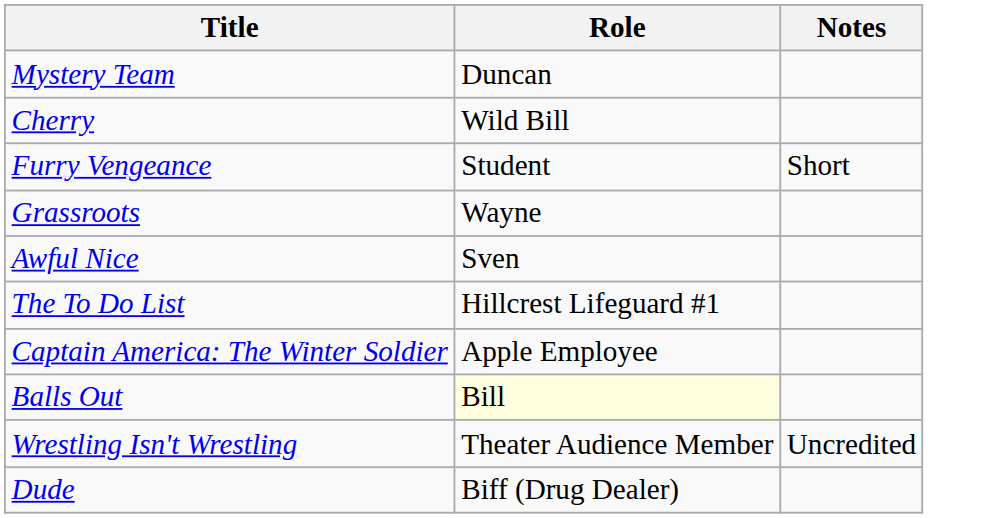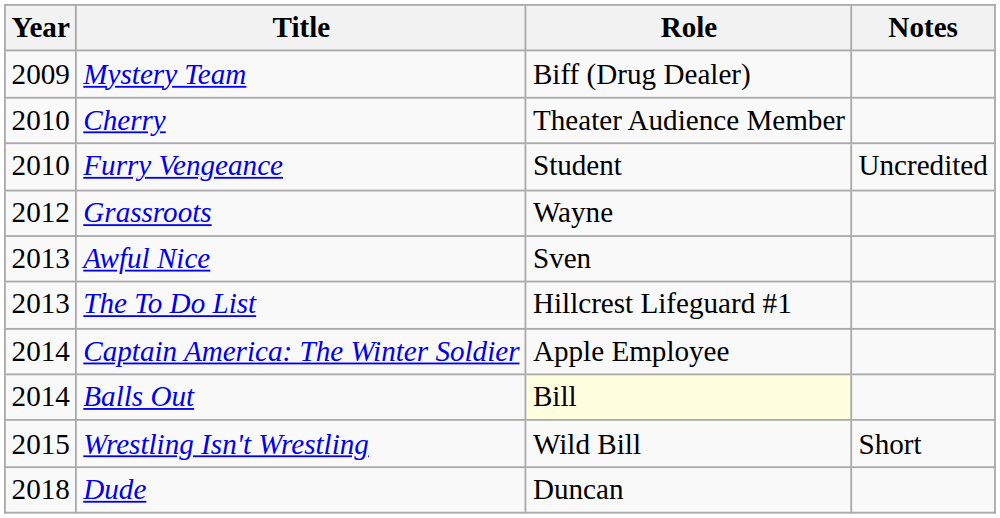+ column: (41, 27)
(507, 73) Duncan -> (642, 73) Biff (Drug Dealer)
(515, 119) Wild Bill -> (689, 119) Theater Audience Member
(818, 166) Short -> (923, 166) Uncredited
(617, 443) Theater Audience Member -> (587, 443) Wild Bill
(851, 443) Uncredited -> (890, 443) Short
(570, 489) Biff (Drug Dealer) -> (578, 489) Duncan
